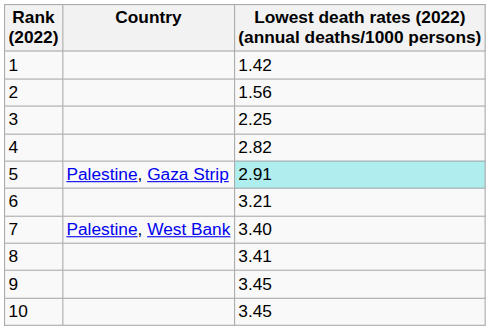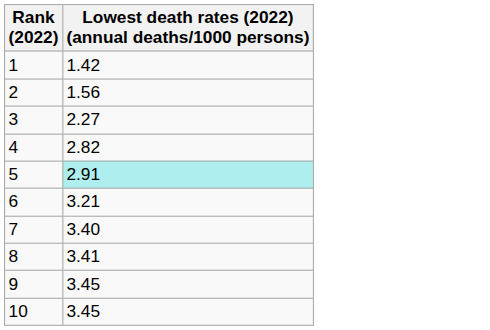- column: (148, 18)
(255, 119) 2.25 -> (83, 119) 2.27
